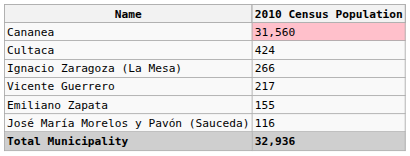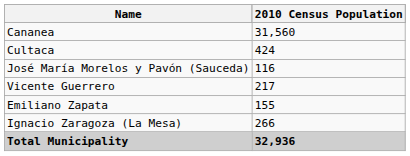(275, 32) pink background -> (275, 32) no background
rows swapped: (95, 68) <-> (128, 123)
